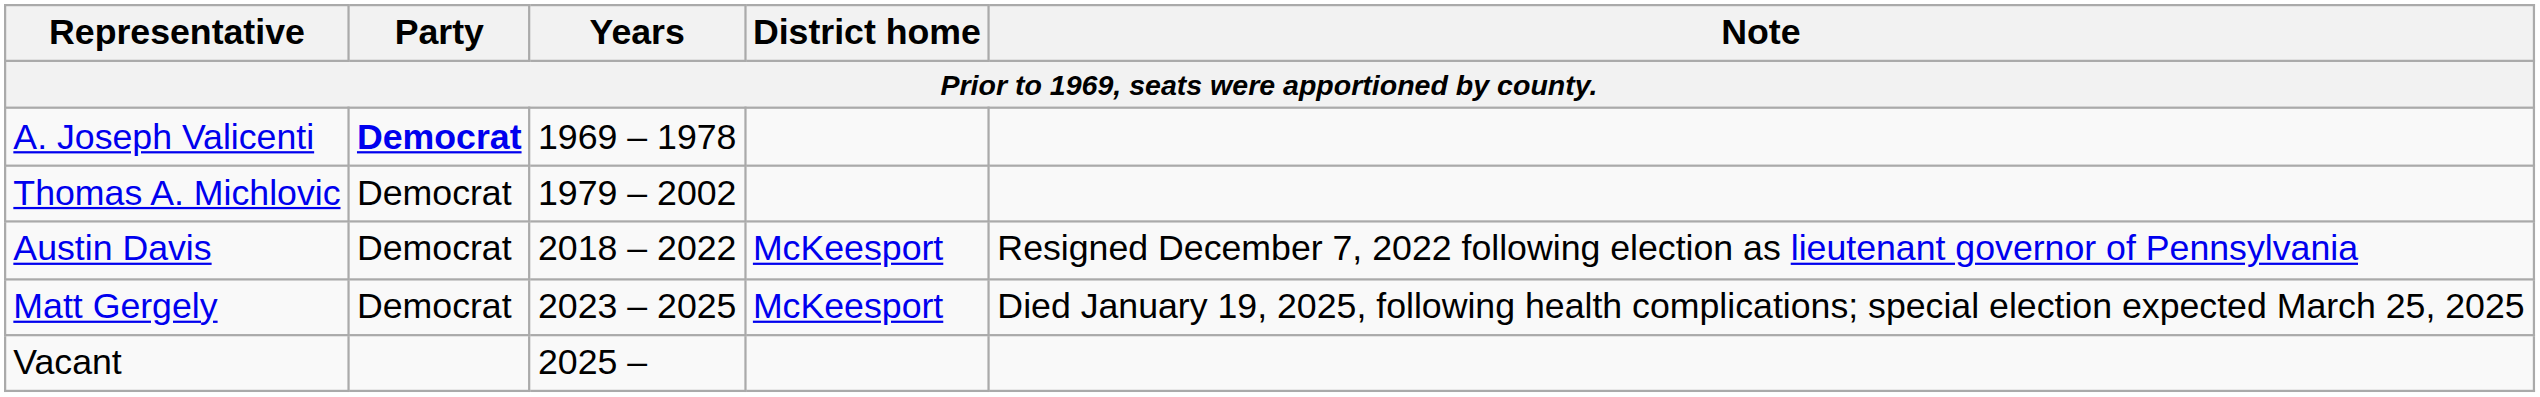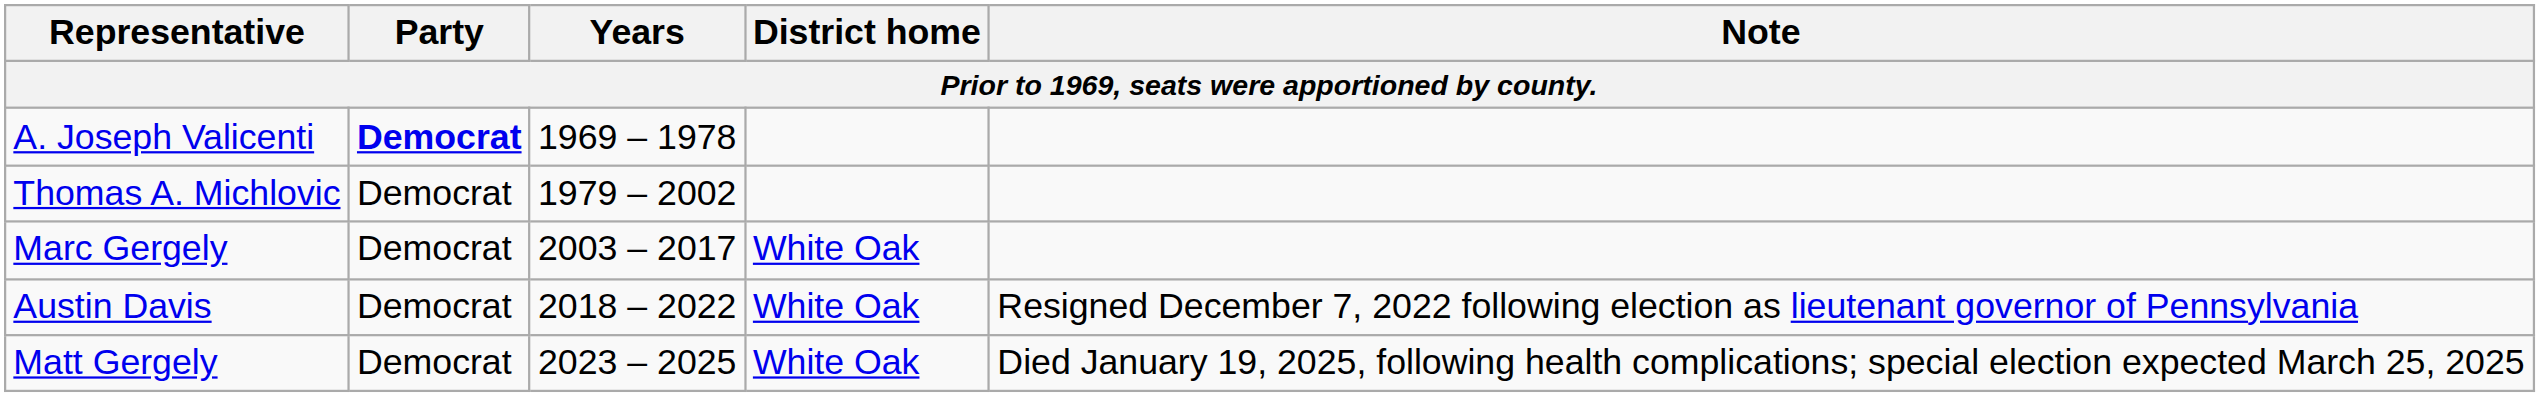+ row: (120, 249)
(848, 249) McKeesport -> (836, 306) White Oak
(848, 306) McKeesport -> (836, 362) White Oak
- row: (68, 362)
